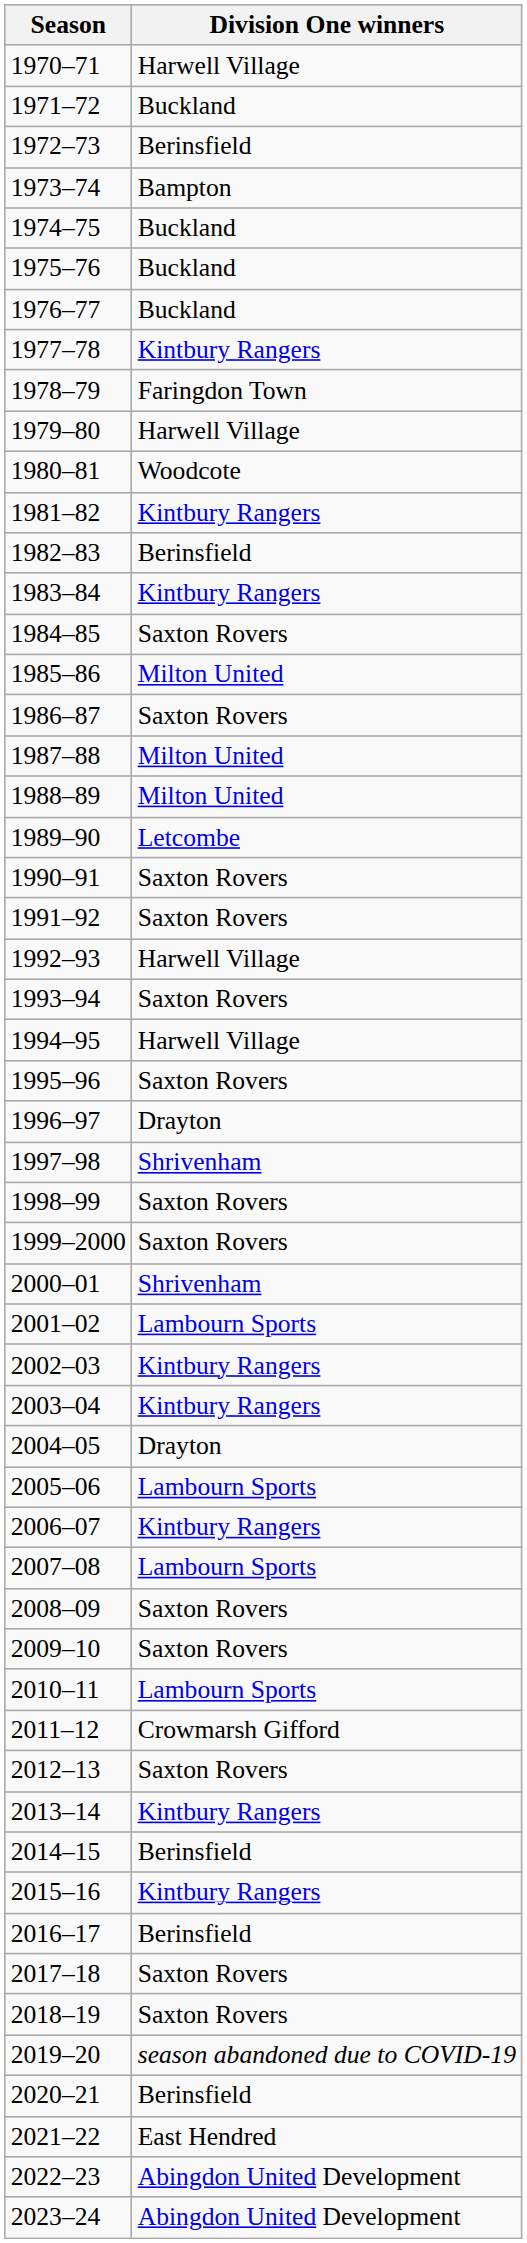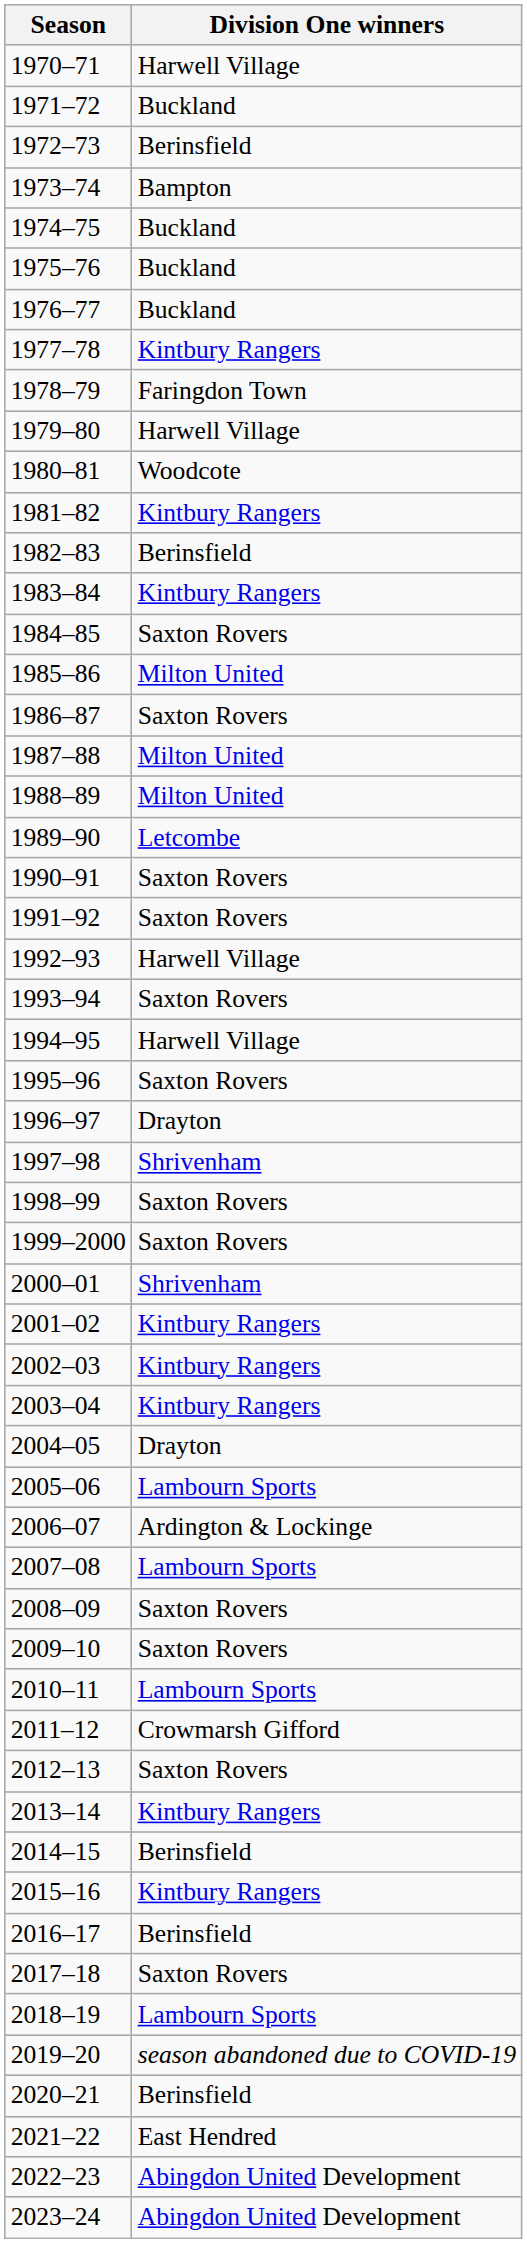(227, 1324) Lambourn Sports -> (229, 1324) Kintbury Rangers
(229, 1526) Kintbury Rangers -> (255, 1526) Ardington & Lockinge
(213, 2014) Saxton Rovers -> (227, 2014) Lambourn Sports
